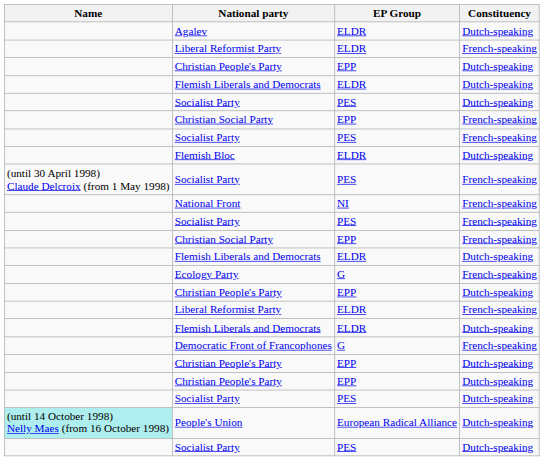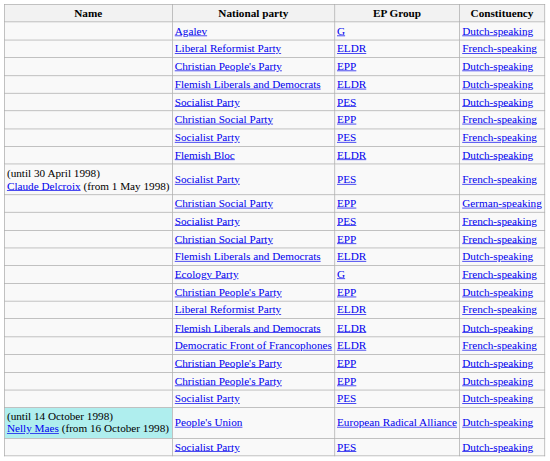(352, 31) ELDR -> (341, 31) G
- row: (208, 203)
+ row: (224, 203)
(341, 345) G -> (352, 345) ELDR
